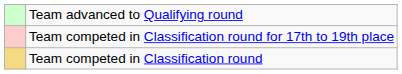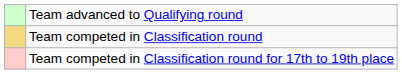rows swapped: (146, 58) <-> (212, 36)
